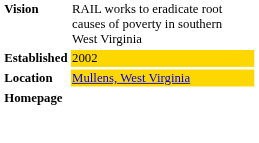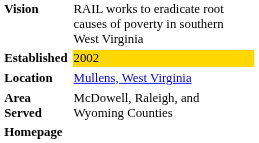(131, 77) gold background -> (133, 77) no background
+ row: (23, 105)
